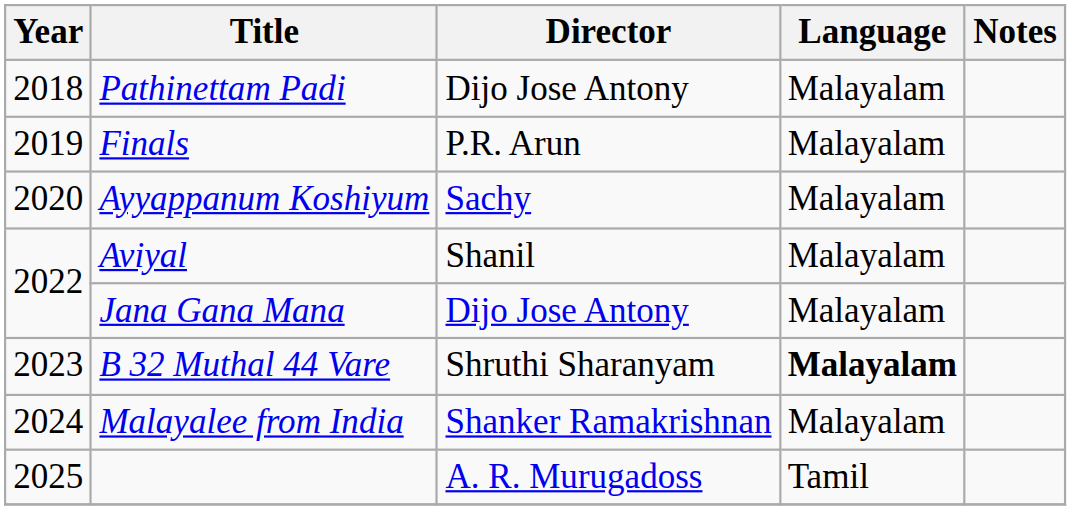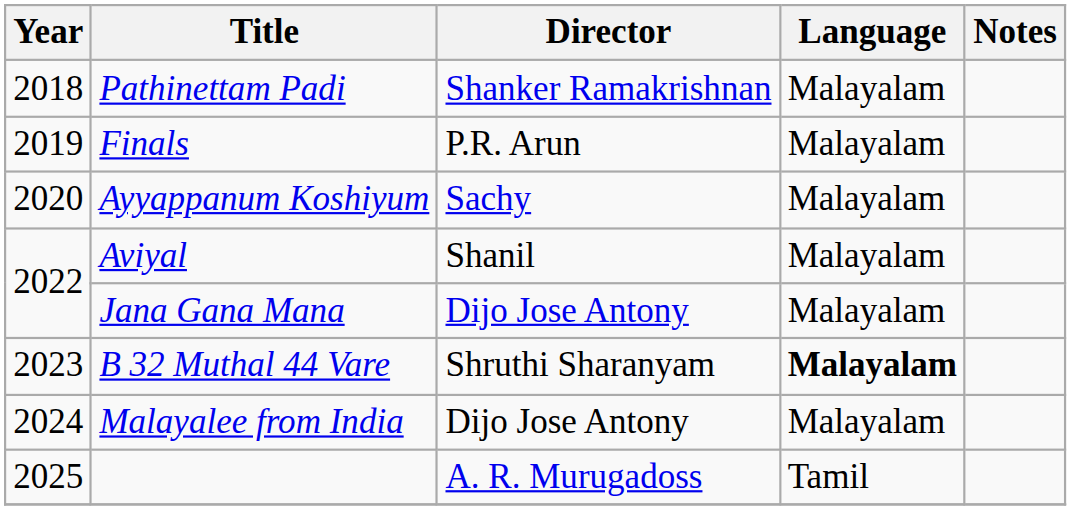(567, 87) Dijo Jose Antony -> (608, 87) Shanker Ramakrishnan
(608, 421) Shanker Ramakrishnan -> (567, 421) Dijo Jose Antony
